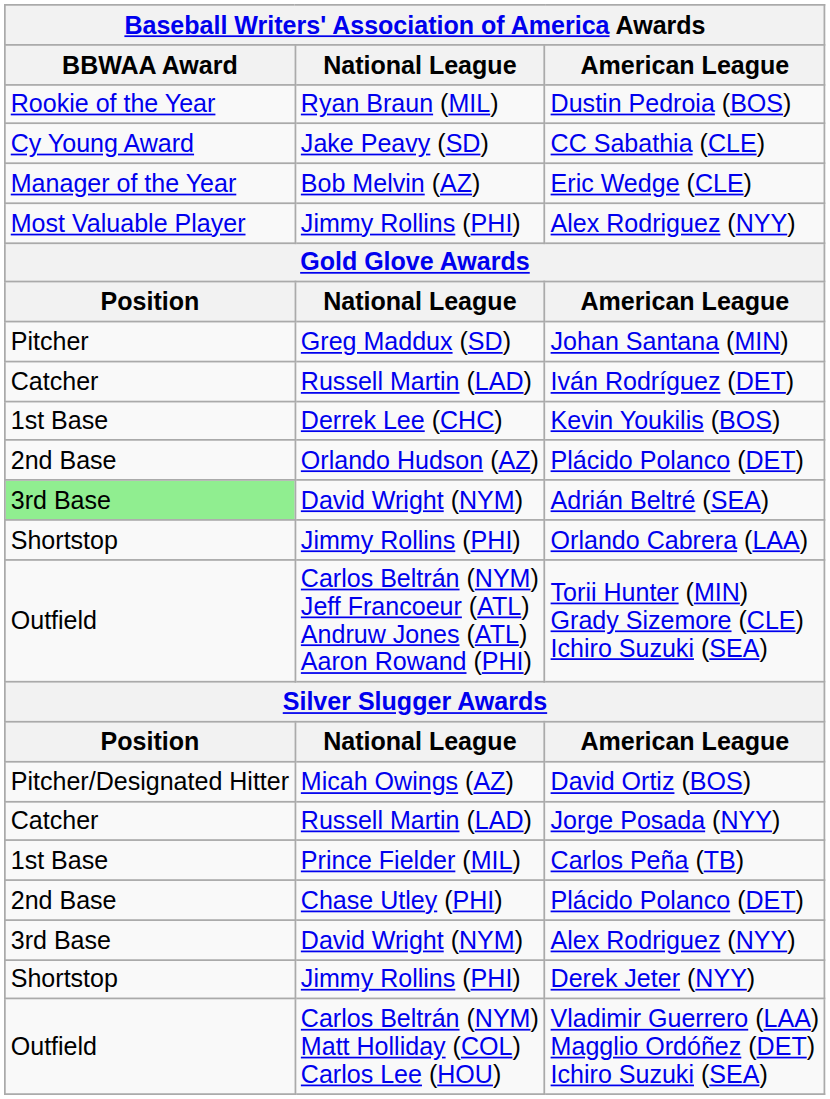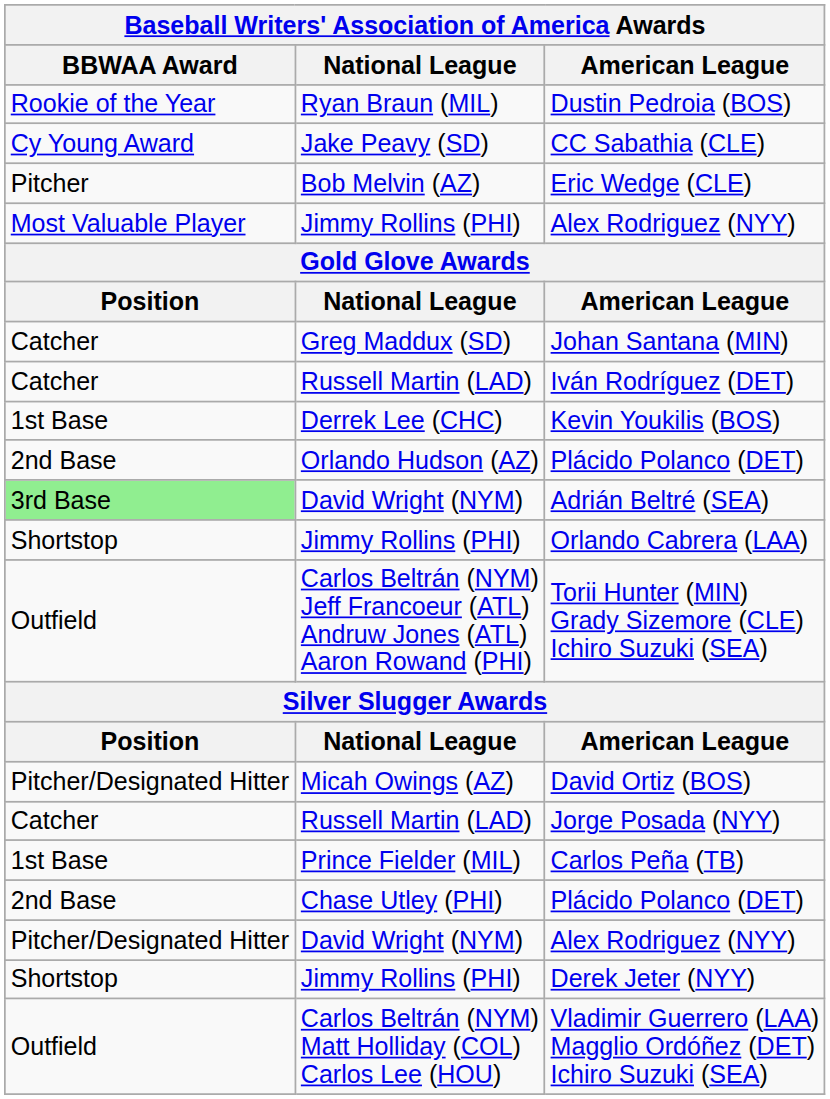(124, 183) Manager of the Year -> (50, 183) Pitcher
(50, 342) Pitcher -> (55, 342) Catcher
(61, 940) 3rd Base -> (150, 940) Pitcher/Designated Hitter
